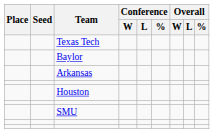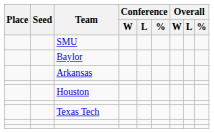rows swapped: (17, 112) <-> (17, 42)
